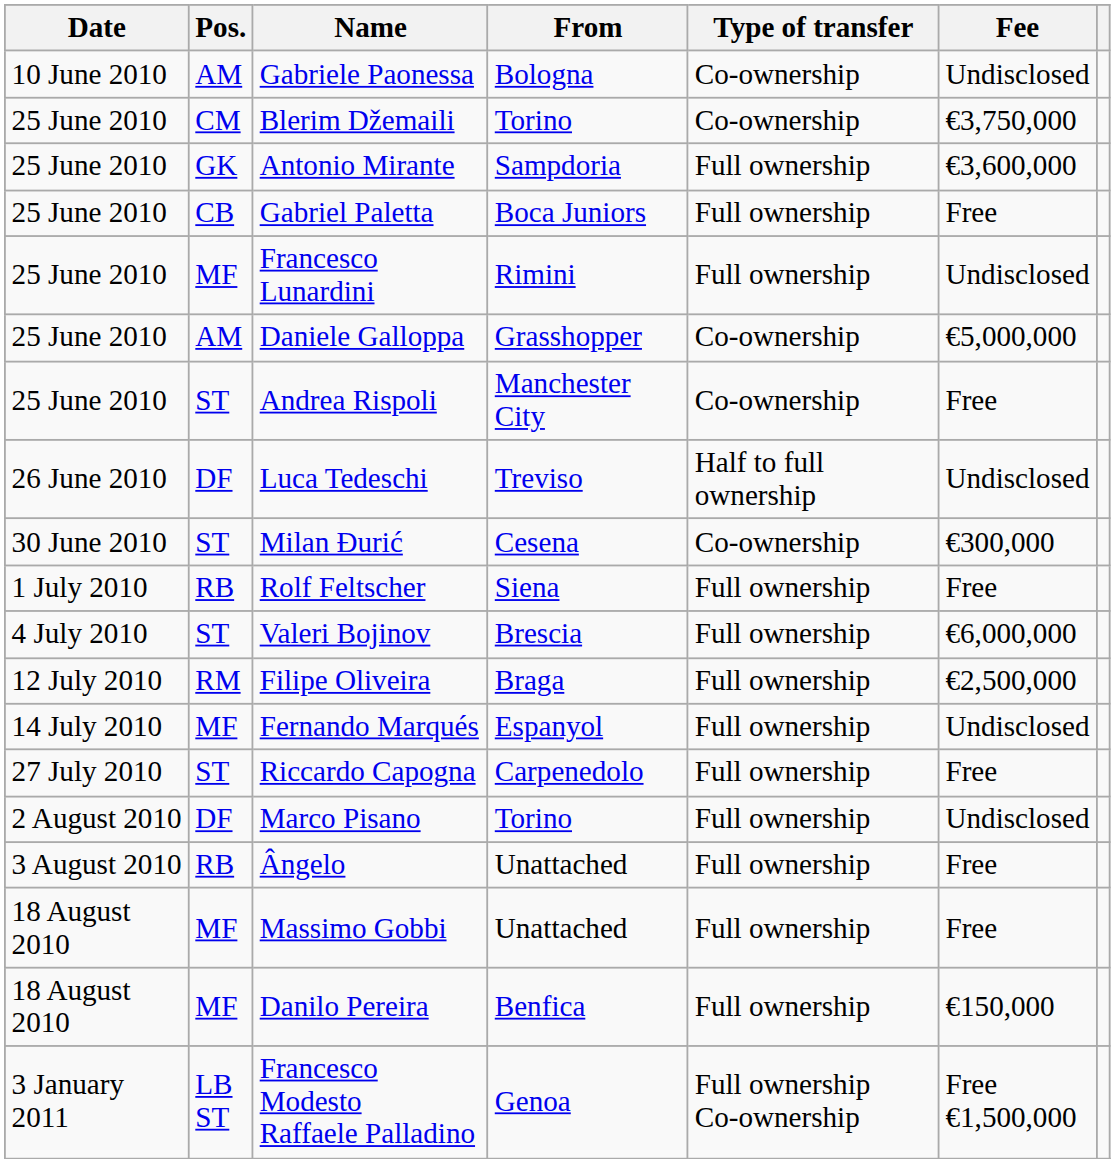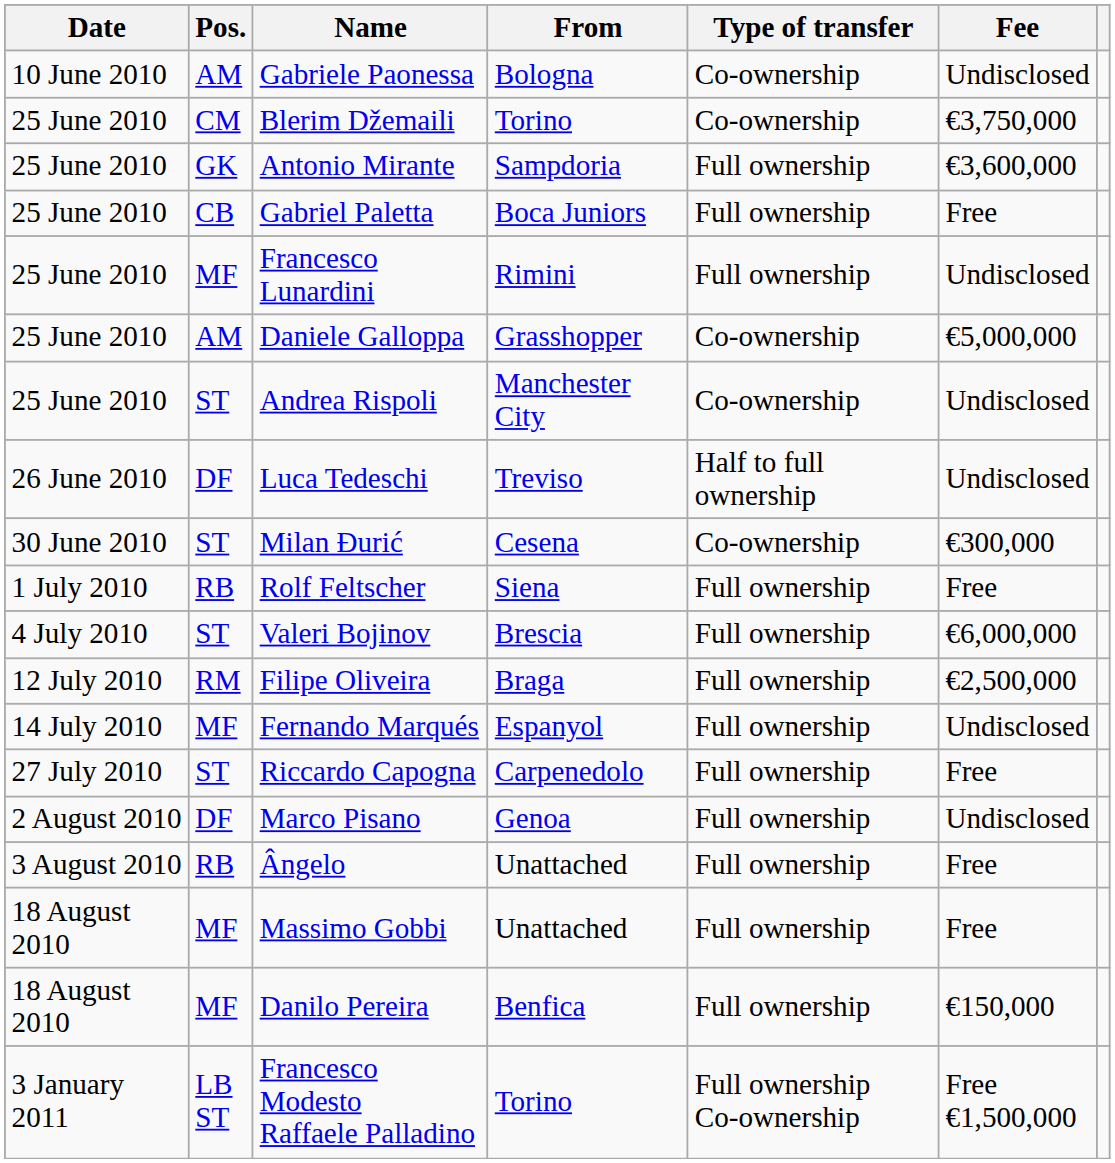(971, 400) Free -> (1017, 400) Undisclosed
(533, 818) Torino -> (533, 818) Genoa
(533, 1101) Genoa -> (533, 1101) Torino
